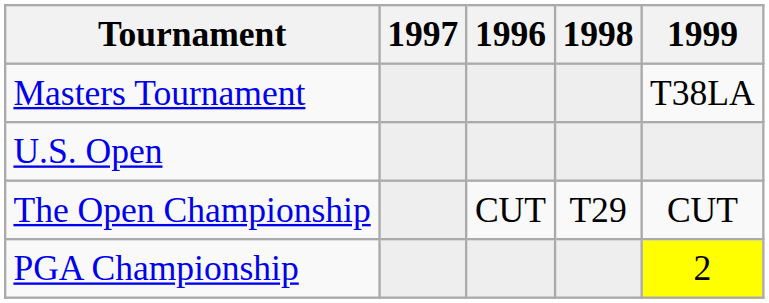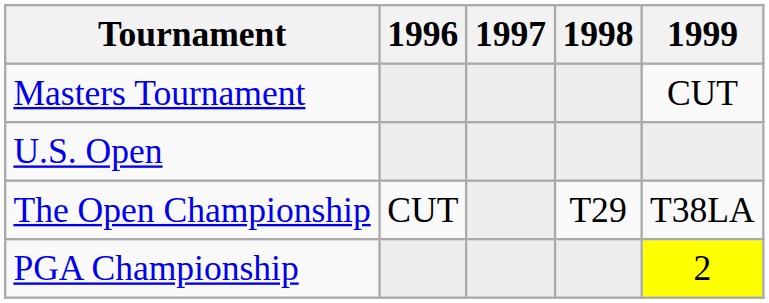columns swapped: (510, 34) <-> (423, 34)
(702, 92) T38LA -> (702, 92) CUT
(702, 209) CUT -> (702, 209) T38LA
